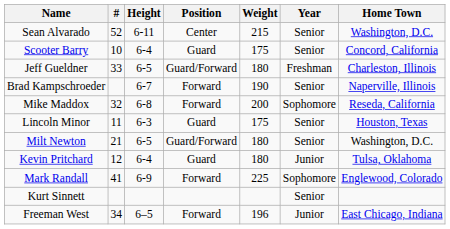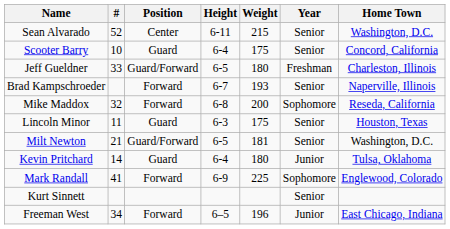columns swapped: (201, 13) <-> (144, 13)
(260, 86) 190 -> (260, 86) 193
(260, 141) 180 -> (260, 141) 181
(116, 159) 12 -> (116, 159) 14
